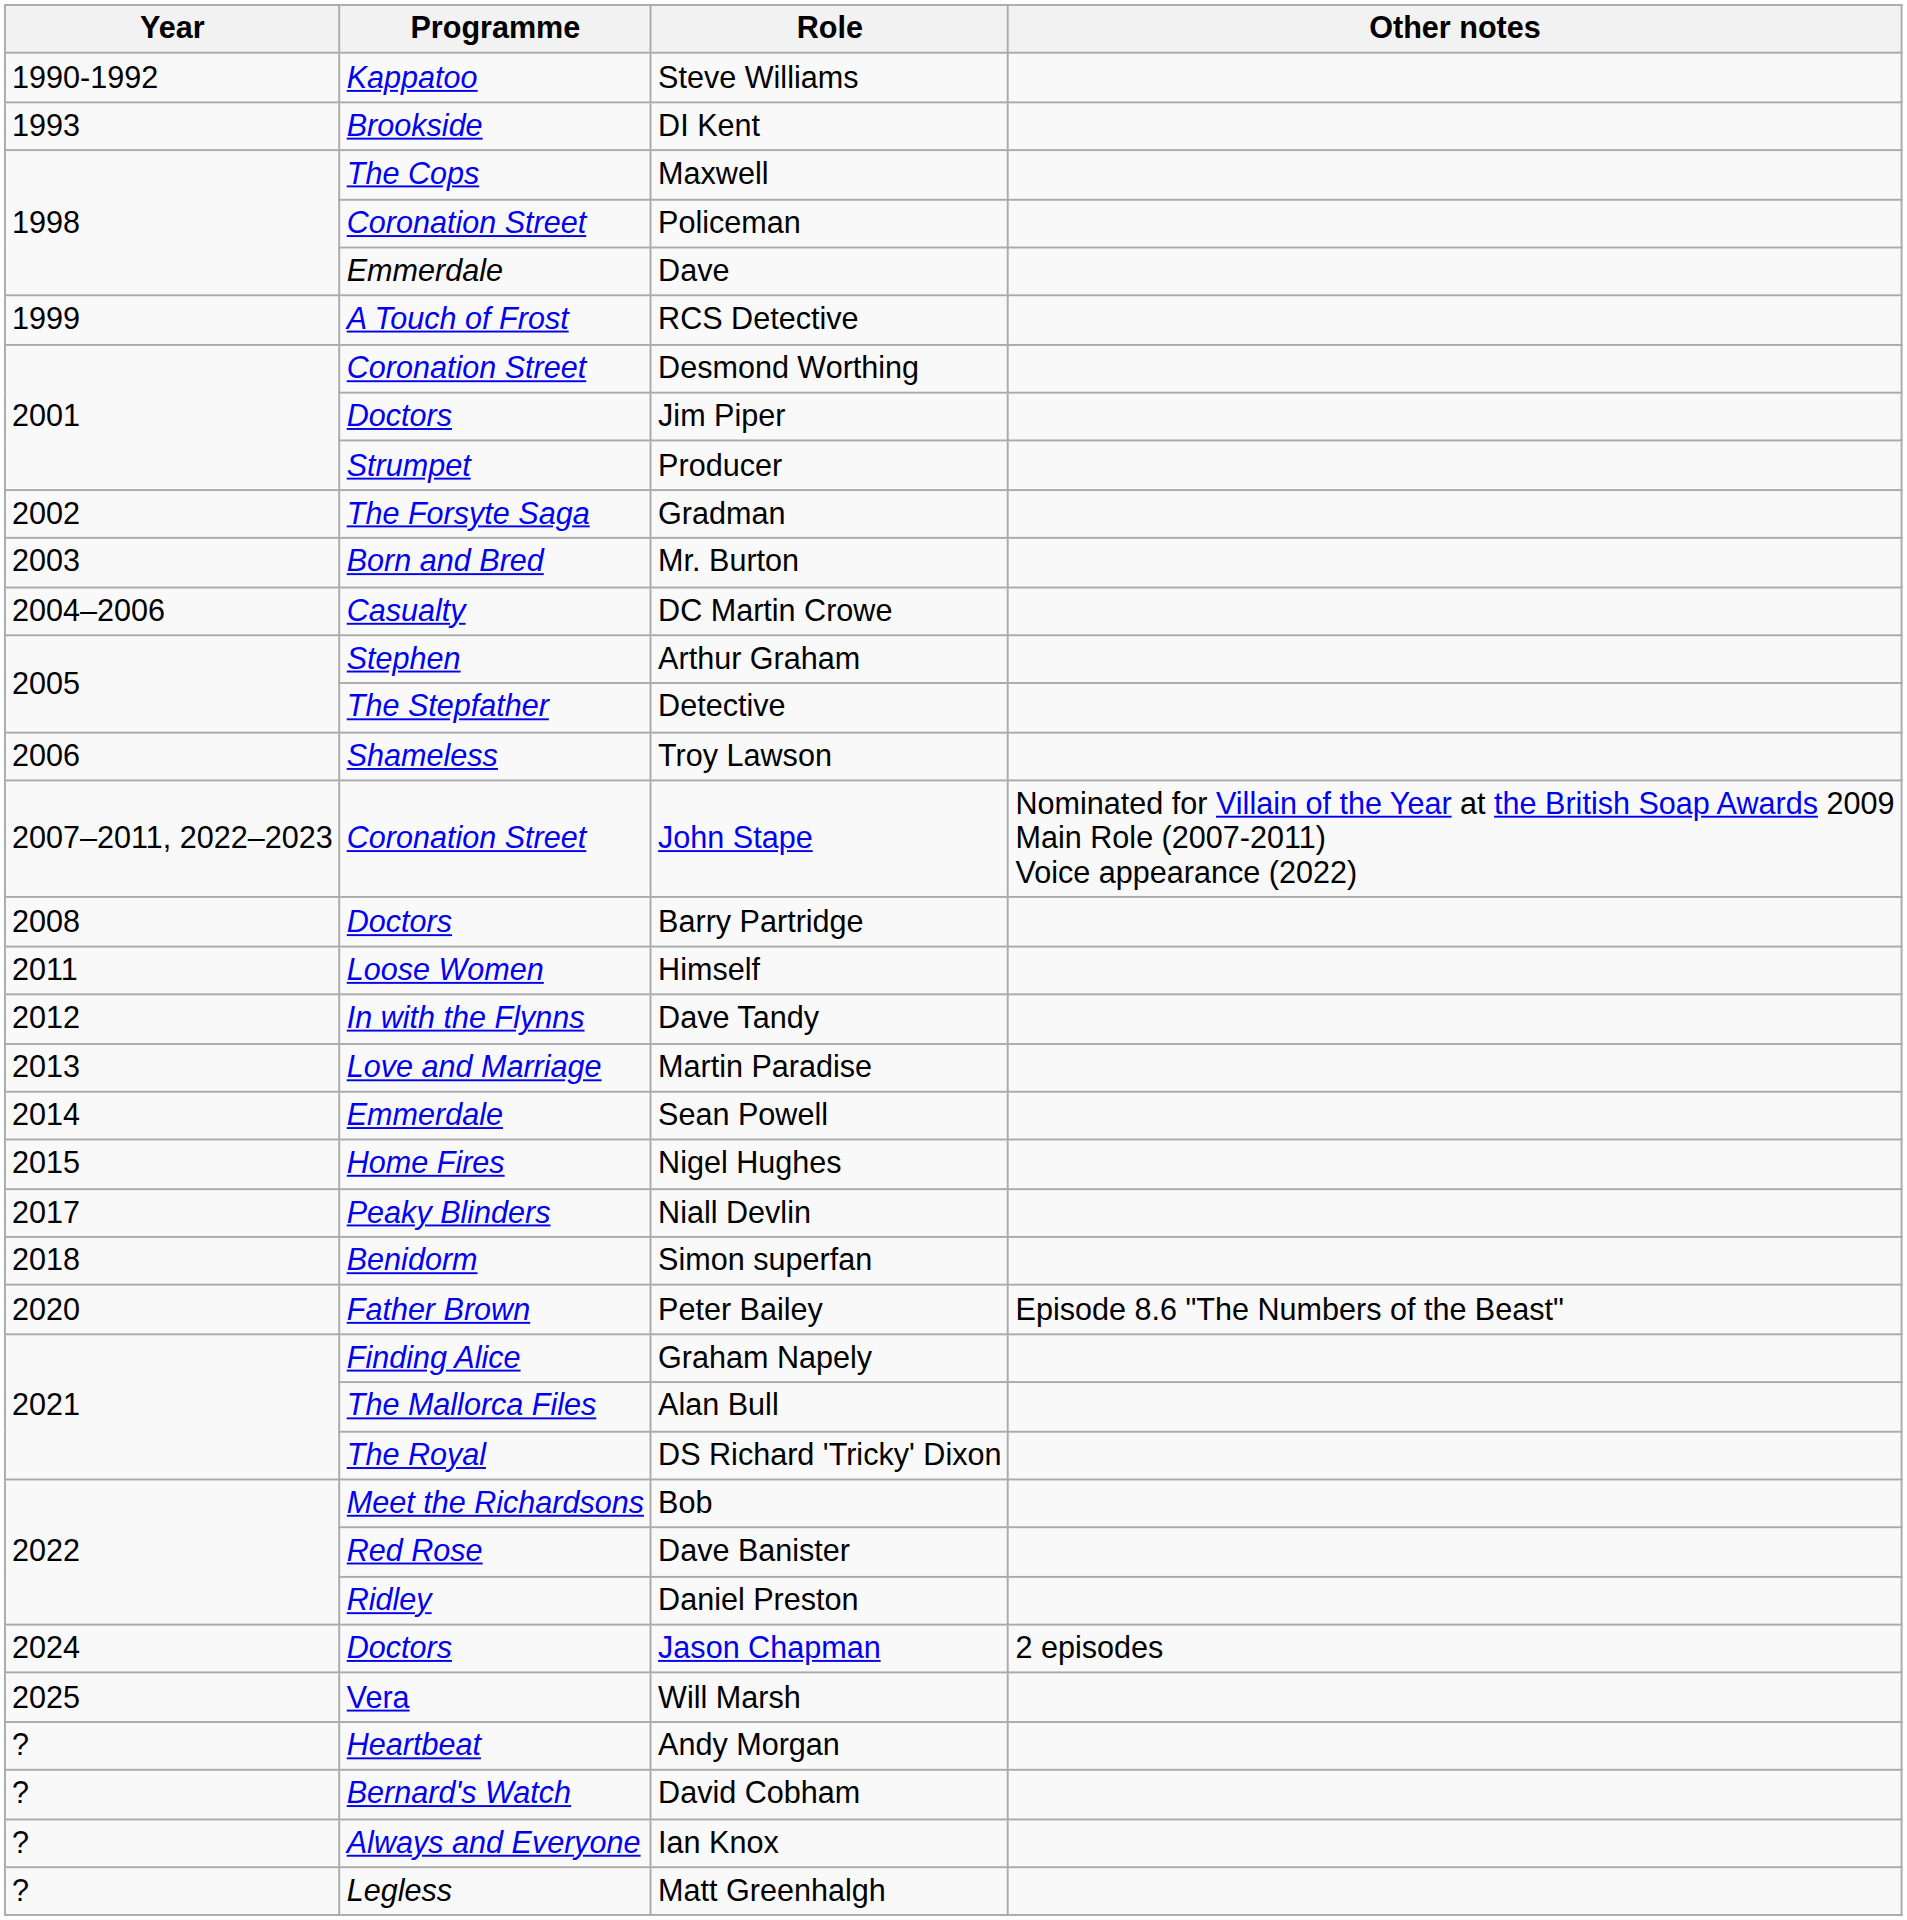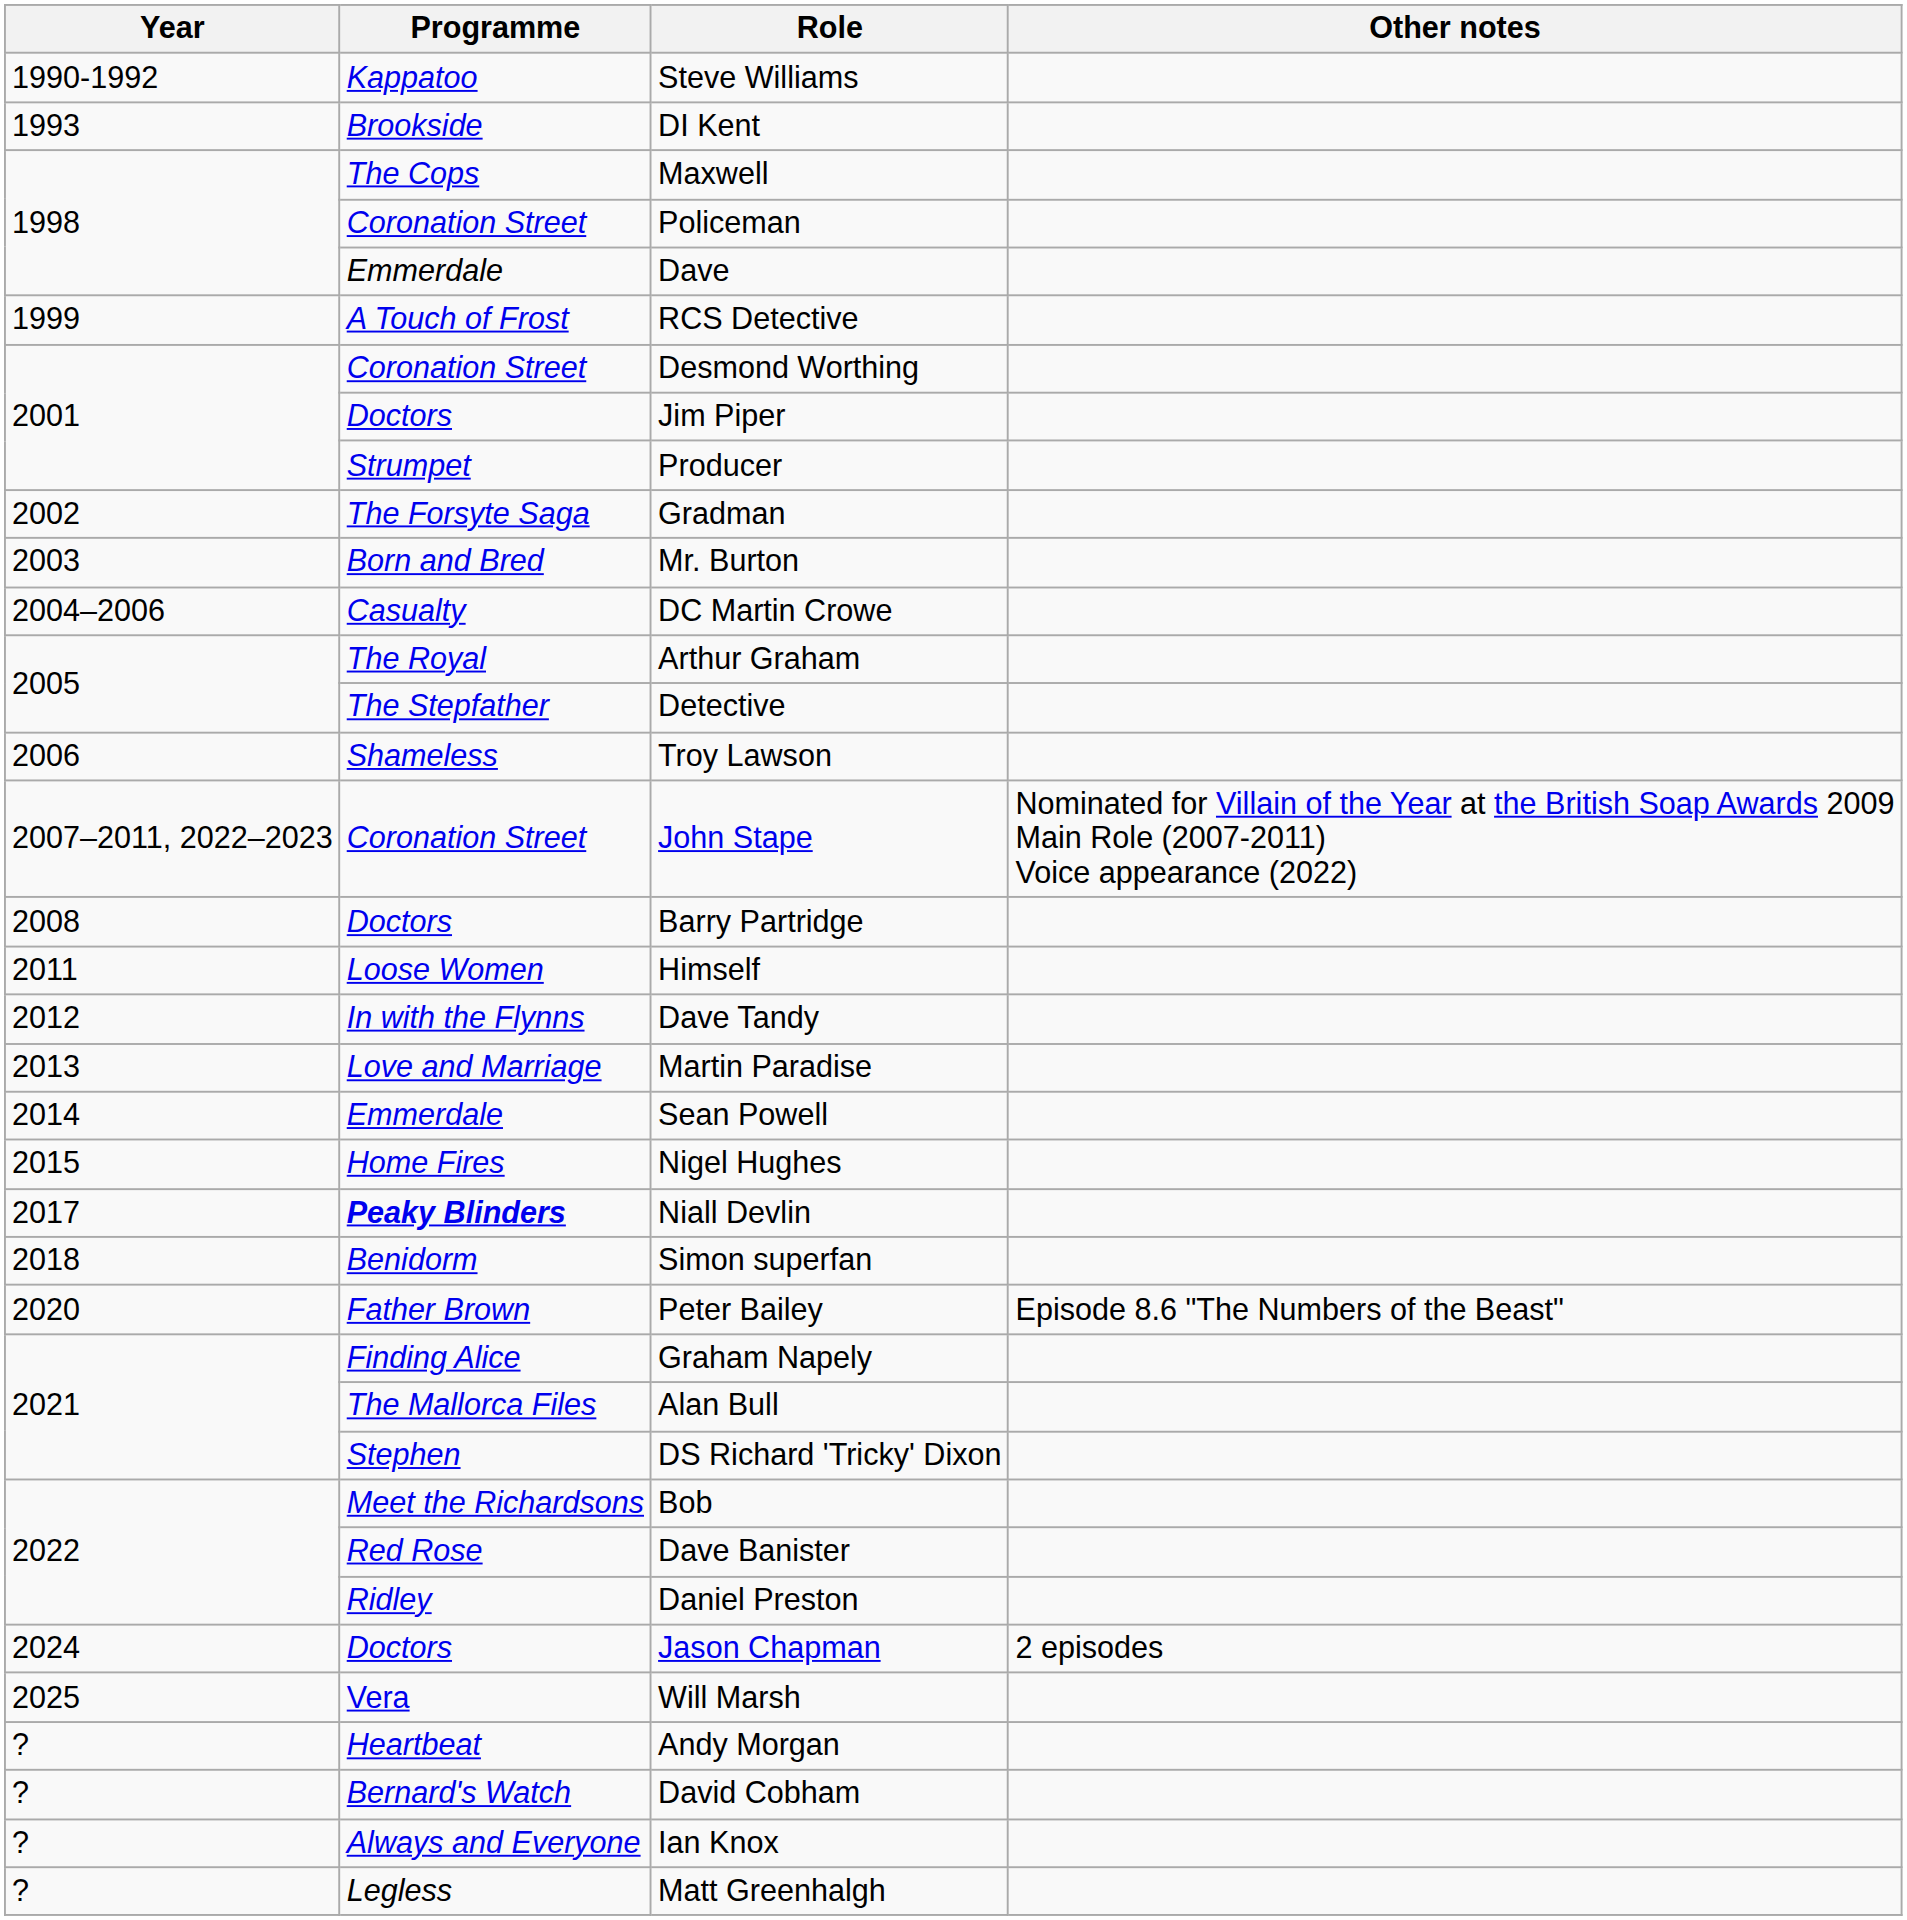(404, 658) Stephen -> (416, 658) The Royal
(449, 1212) normal -> (456, 1212) bold
(416, 1454) The Royal -> (404, 1454) Stephen
